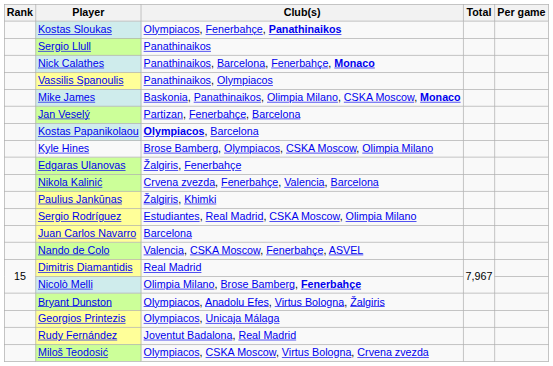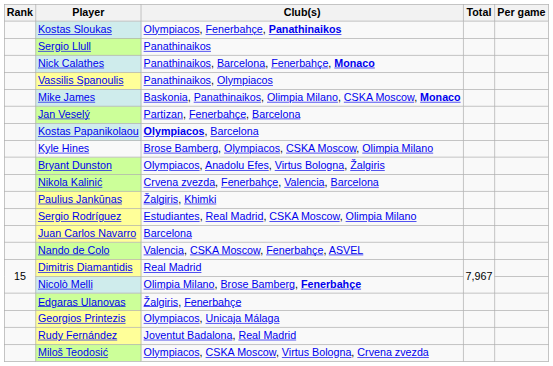rows swapped: (82, 166) <-> (75, 302)
